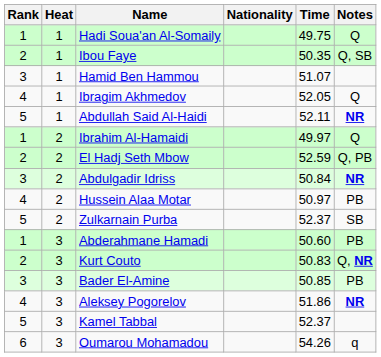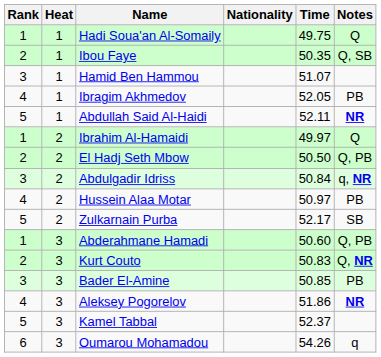(355, 97) Q -> (355, 97) PB
(315, 158) 52.59 -> (315, 158) 50.50
(355, 178) NR -> (355, 178) q, NR
(315, 219) 52.37 -> (315, 219) 52.17
(355, 240) PB -> (355, 240) Q, PB
